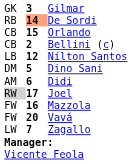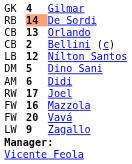(29, 8) 3 -> (29, 8) 4
(32, 32) 15 -> (32, 32) 13
(10, 93) lightgrey background -> (10, 93) no background
(29, 130) 7 -> (29, 130) 9
